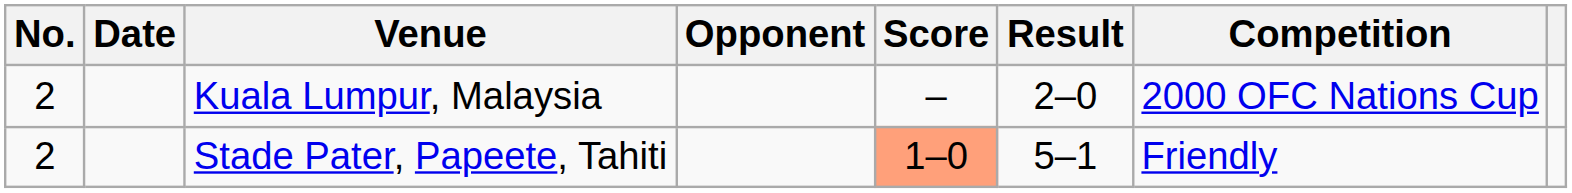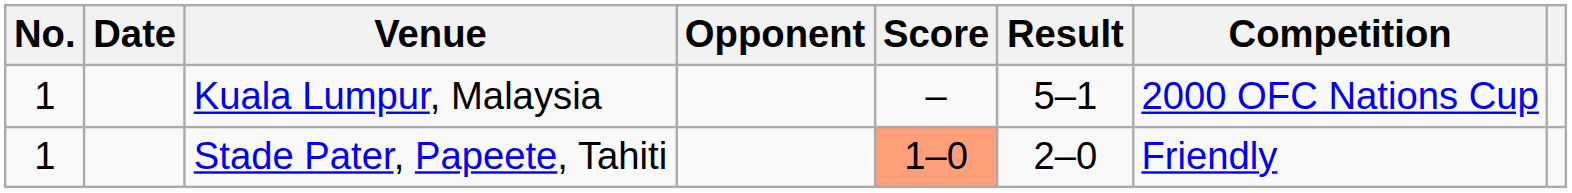(45, 95) 2 -> (45, 95) 1
(1065, 95) 2–0 -> (1065, 95) 5–1
(45, 156) 2 -> (45, 156) 1
(1065, 156) 5–1 -> (1065, 156) 2–0
